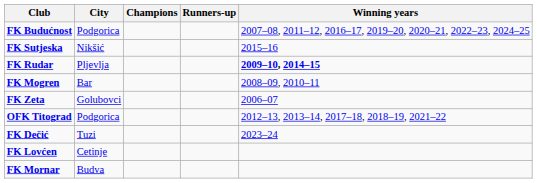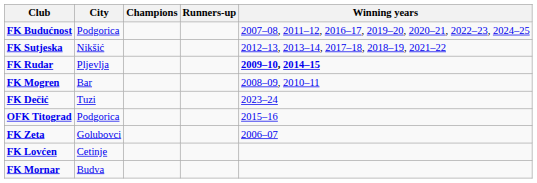(259, 48) 2015–16 -> (344, 48) 2012–13, 2013–14, 2017–18, 2018–19, 2021–22
rows swapped: (26, 100) <-> (28, 134)
(344, 117) 2012–13, 2013–14, 2017–18, 2018–19, 2021–22 -> (259, 117) 2015–16
